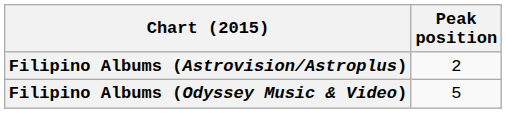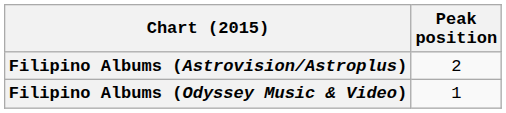(456, 94) 5 -> (456, 94) 1
